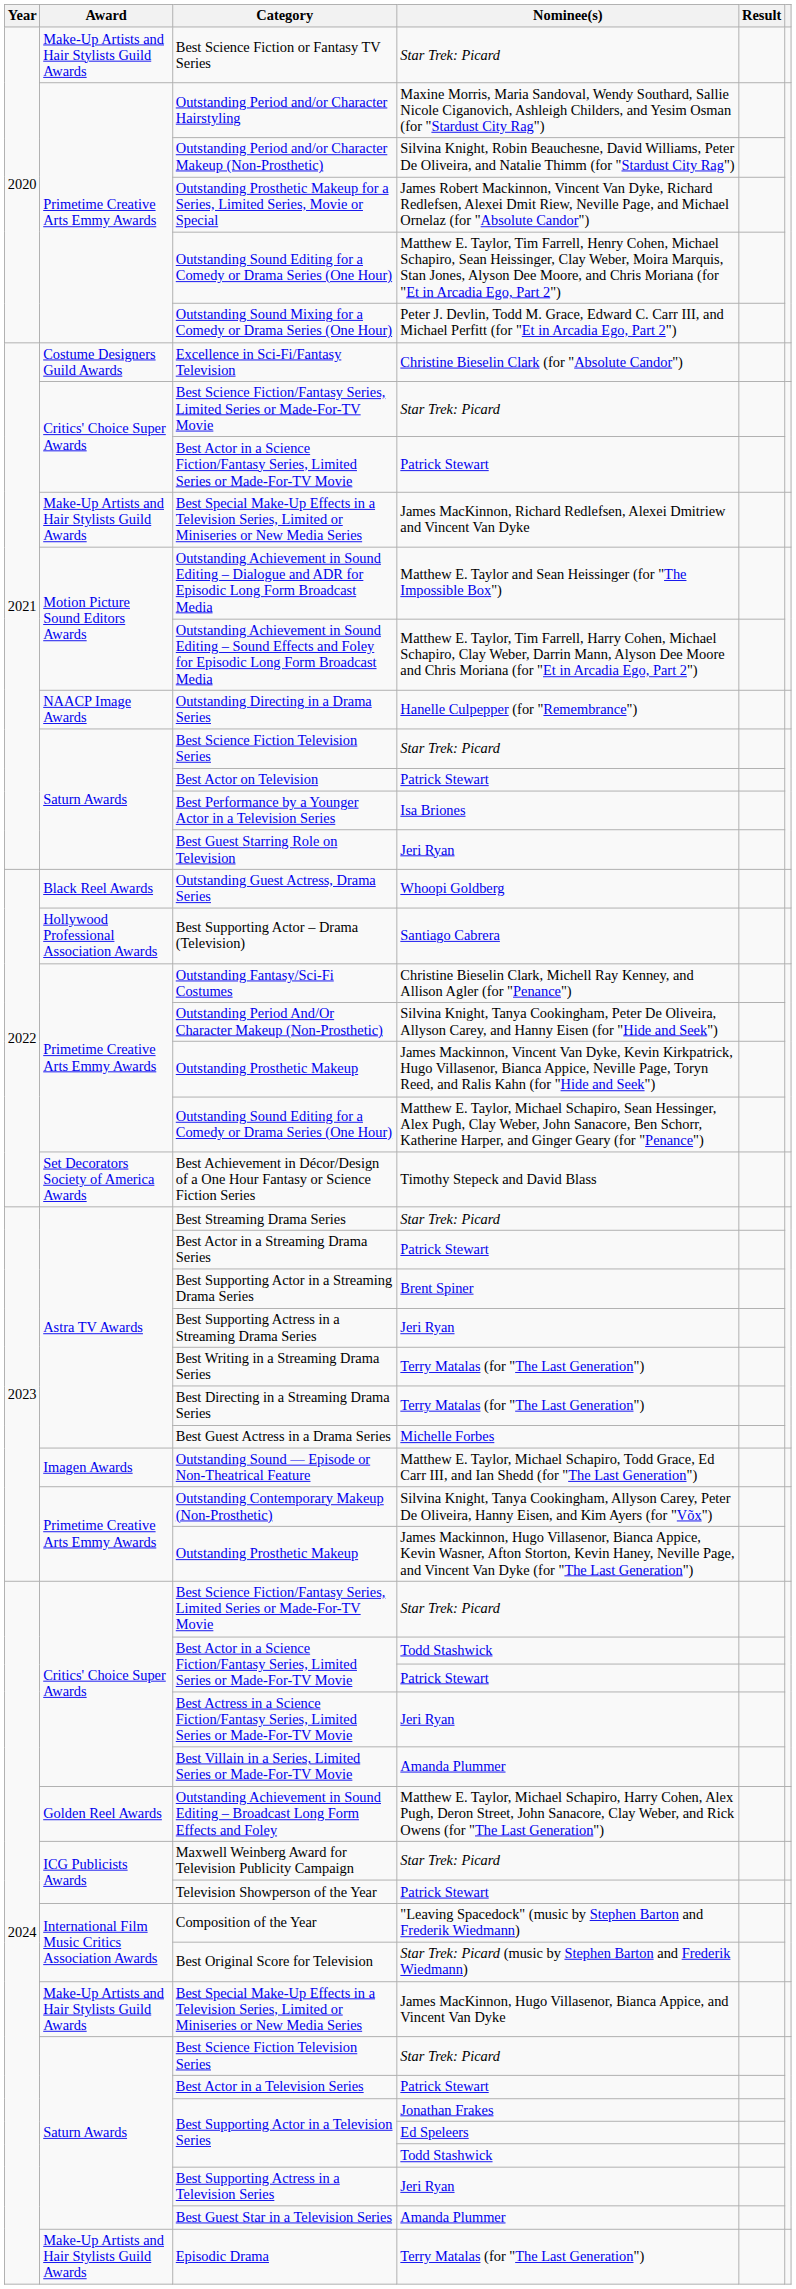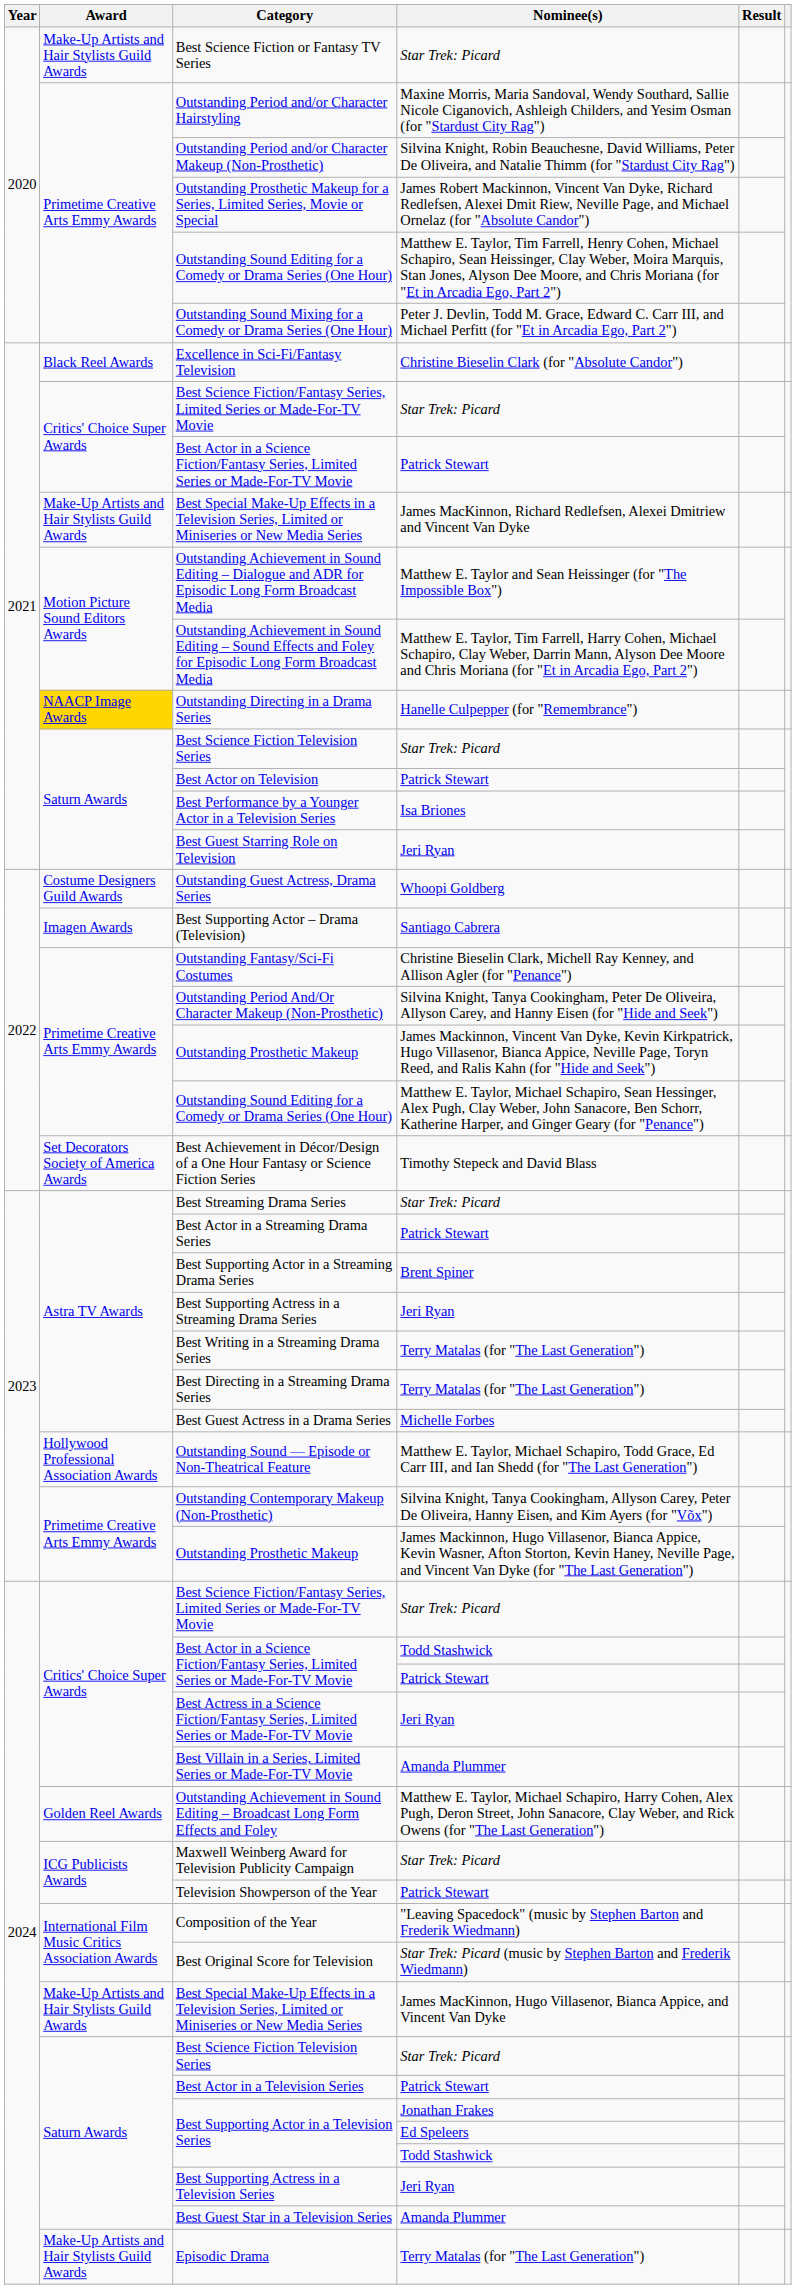(99, 362) Costume Designers Guild Awards -> (98, 362) Black Reel Awards
(87, 709) no background -> (87, 709) gold background
(98, 888) Black Reel Awards -> (99, 888) Costume Designers Guild Awards
(100, 935) Hollywood Professional Association Awards -> (88, 927) Imagen Awards
(88, 1467) Imagen Awards -> (100, 1459) Hollywood Professional Association Awards
